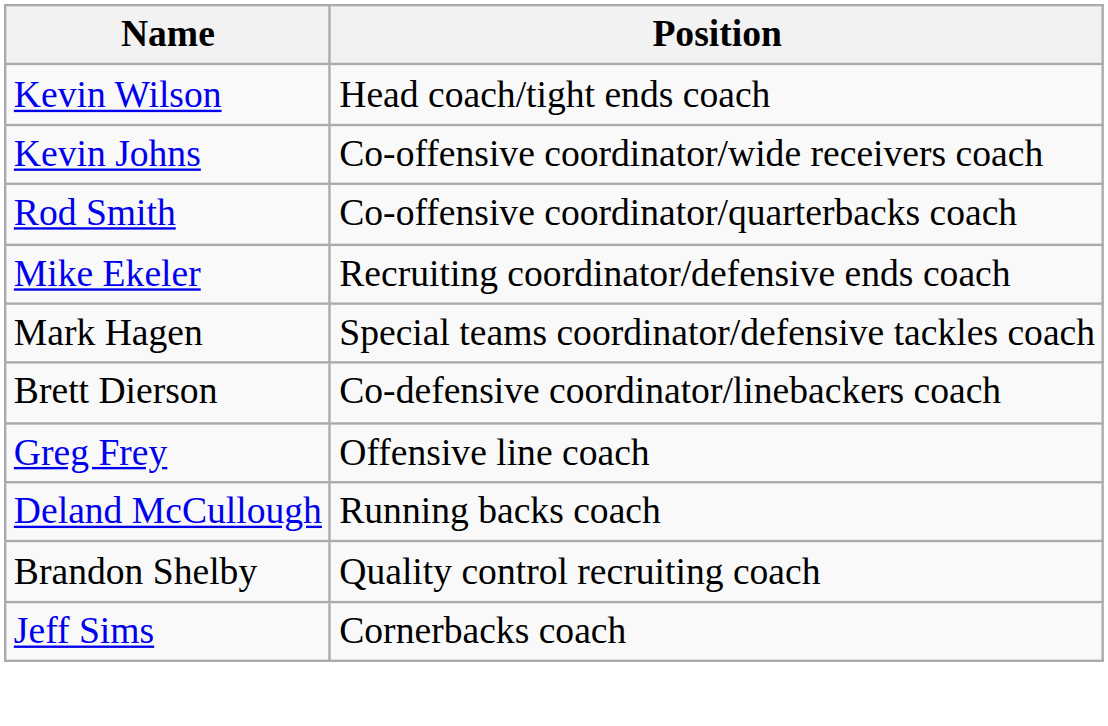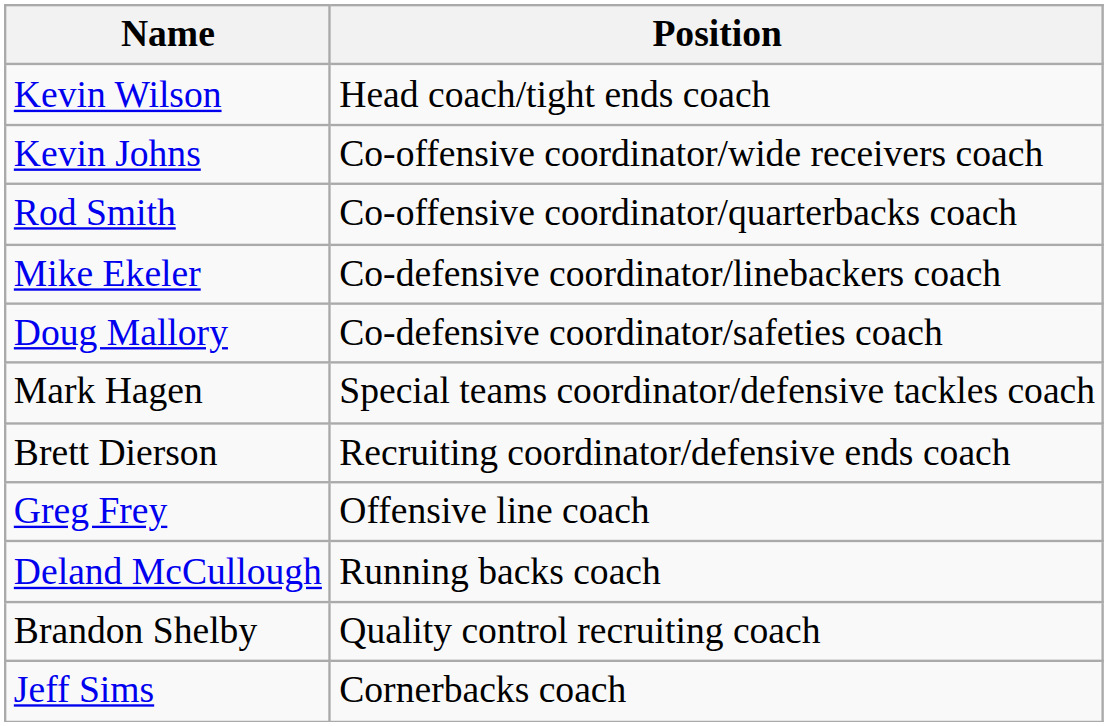(675, 272) Recruiting coordinator/defensive ends coach -> (670, 272) Co-defensive coordinator/linebackers coach
+ row: (121, 332)
(670, 392) Co-defensive coordinator/linebackers coach -> (675, 451) Recruiting coordinator/defensive ends coach
